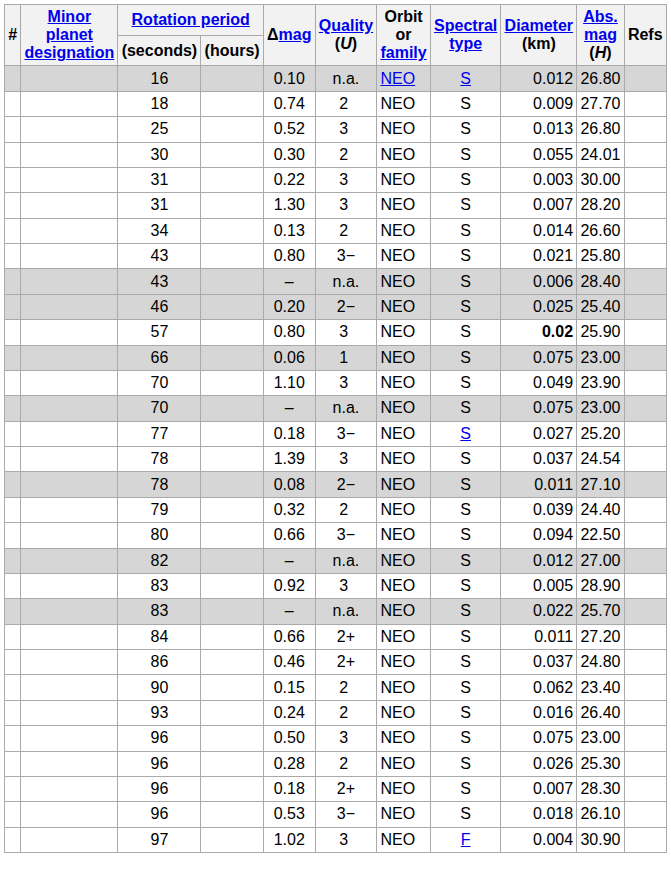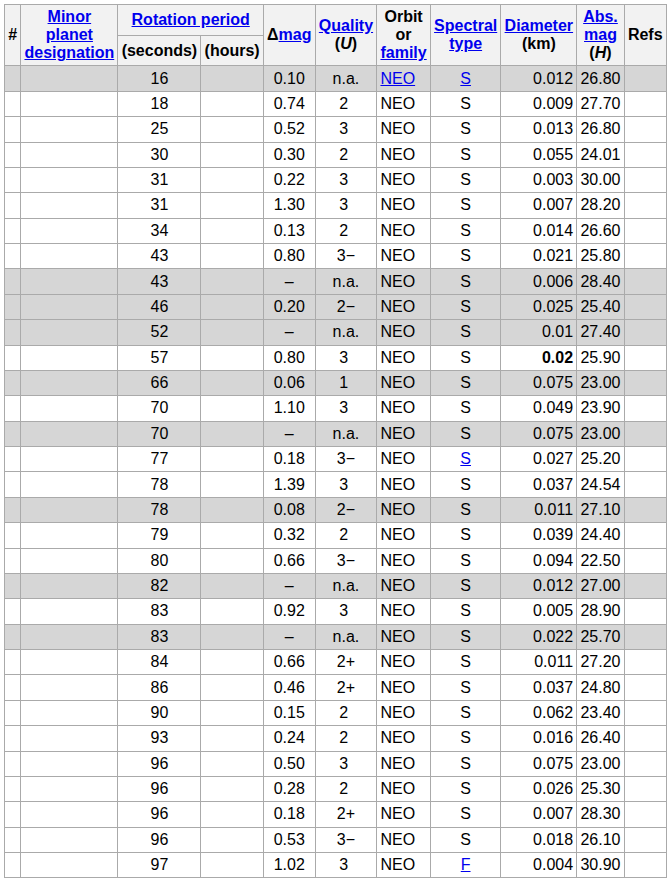+ row: (13, 332)
